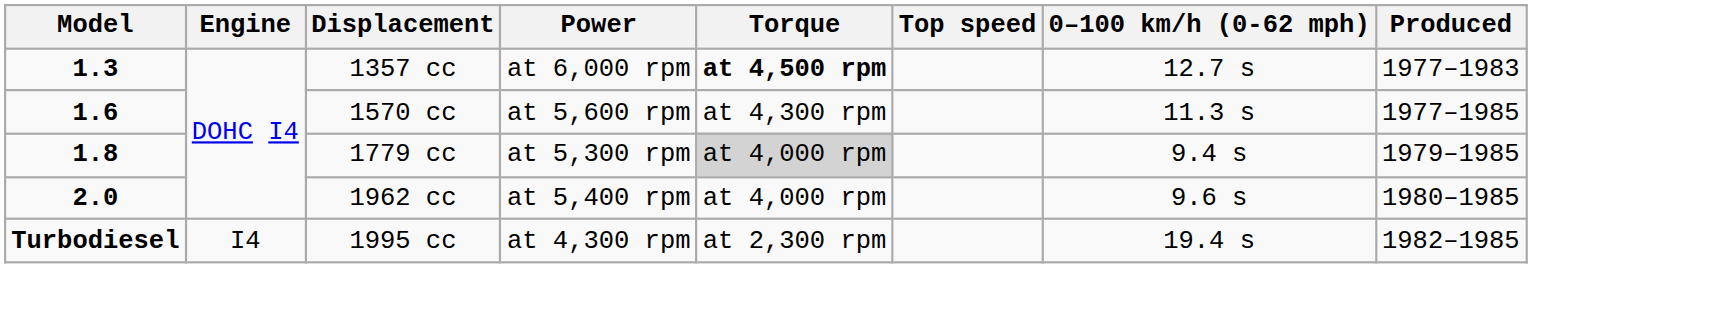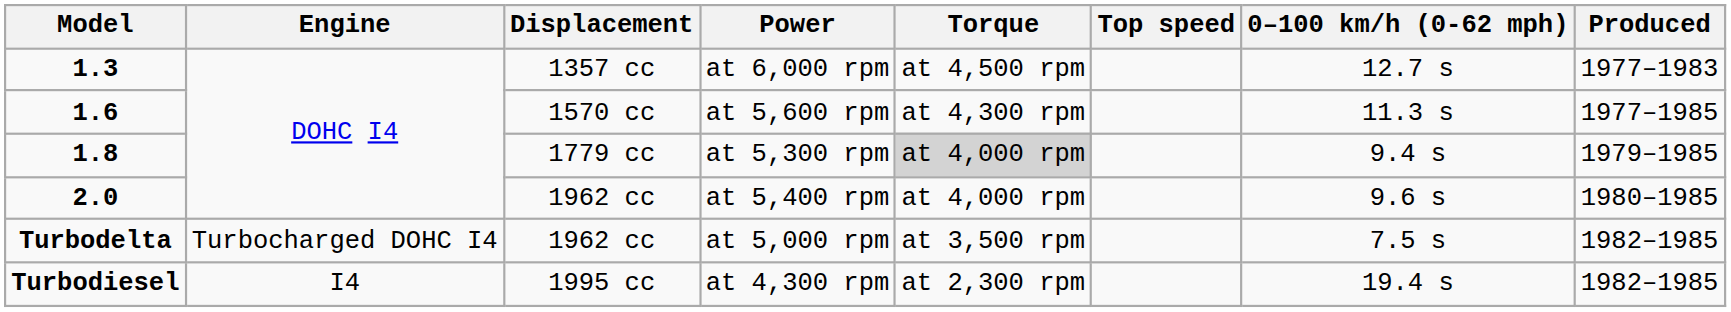(795, 69) bold -> (993, 69) normal
+ row: (798, 240)
